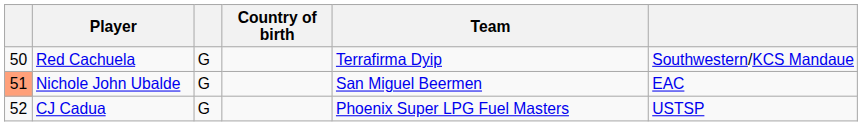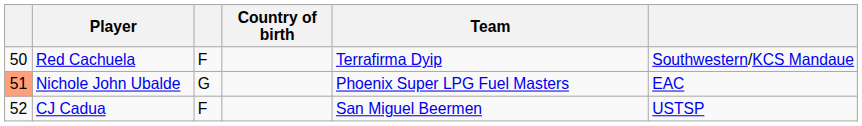(204, 59) G -> (203, 59) F
(409, 84) San Miguel Beermen -> (452, 84) Phoenix Super LPG Fuel Masters
(204, 109) G -> (203, 109) F
(452, 109) Phoenix Super LPG Fuel Masters -> (409, 109) San Miguel Beermen
